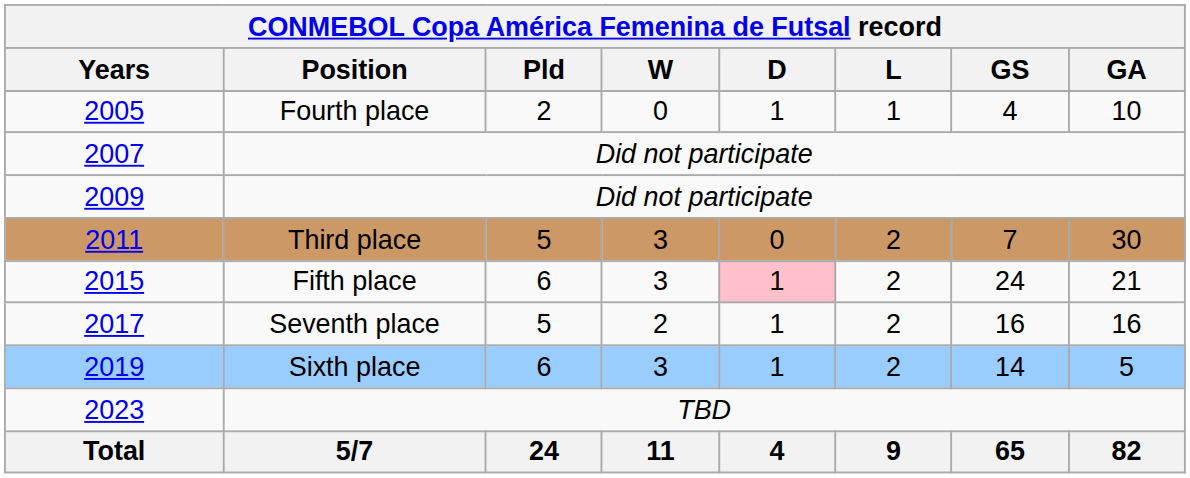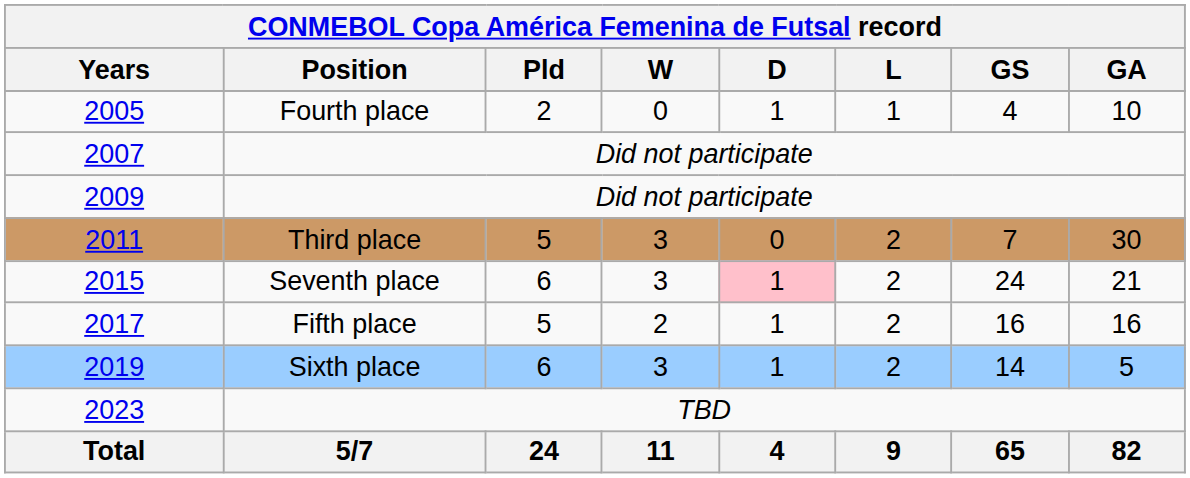(355, 282) Fifth place -> (355, 282) Seventh place
(355, 324) Seventh place -> (355, 324) Fifth place
